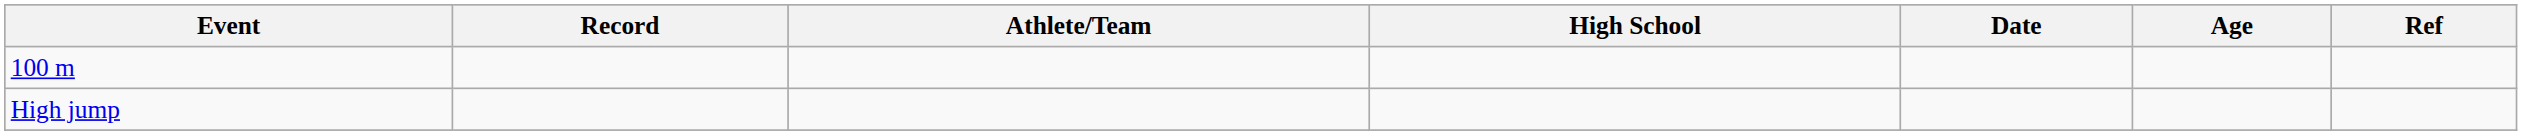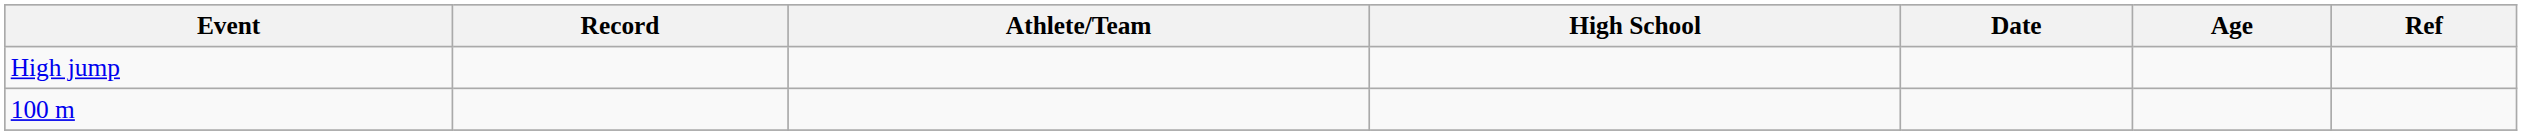rows swapped: (43, 67) <-> (65, 109)
